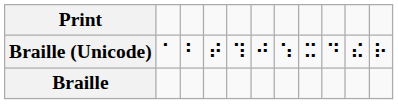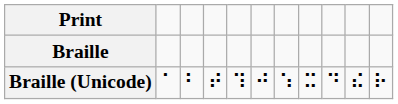rows swapped: (80, 83) <-> (80, 51)
